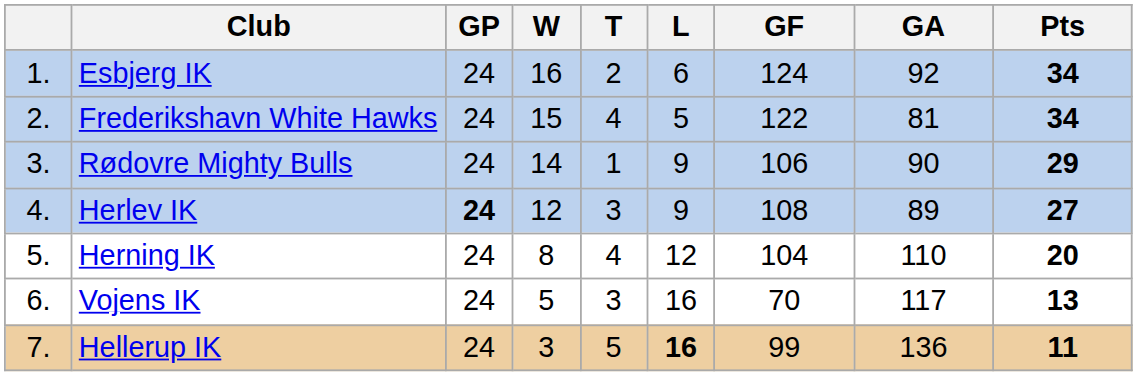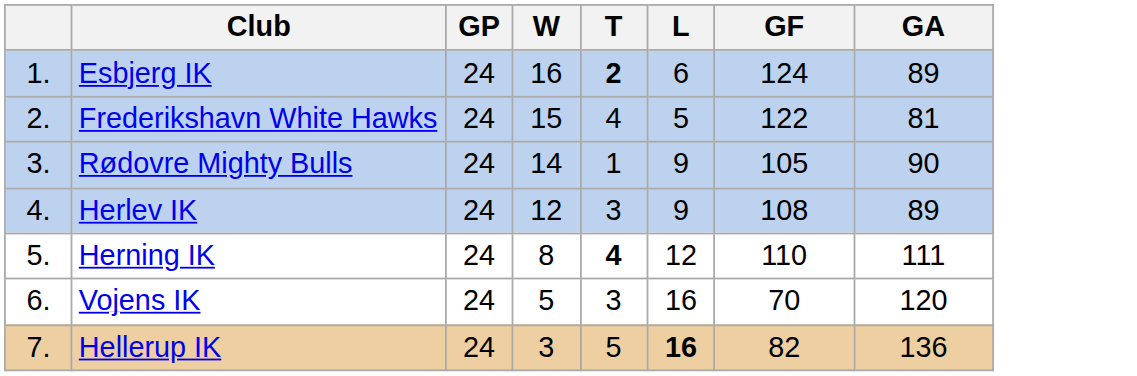- column: (1063, 27)
(614, 73) normal -> (614, 73) bold
(923, 73) 92 -> (923, 73) 89
(784, 164) 106 -> (784, 164) 105
(479, 210) bold -> (479, 210) normal
(614, 255) normal -> (614, 255) bold
(784, 255) 104 -> (784, 255) 110
(923, 255) 110 -> (923, 255) 111
(923, 301) 117 -> (923, 301) 120
(784, 347) 99 -> (784, 347) 82
